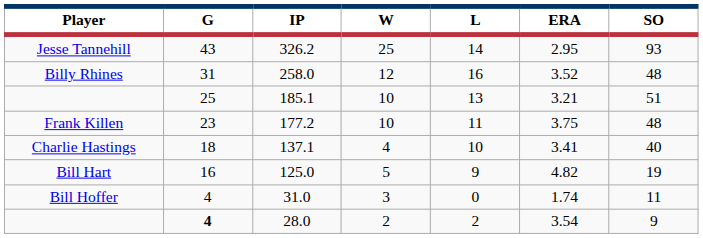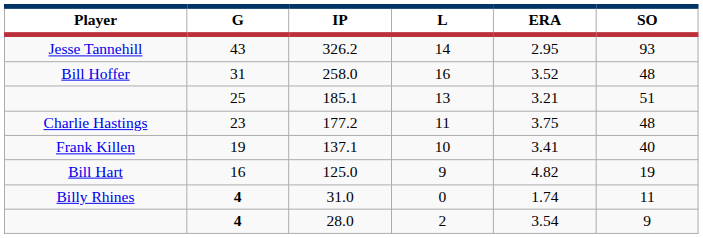- column: (386, 20)
(84, 73) Billy Rhines -> (95, 73) Bill Hoffer
(84, 123) Frank Killen -> (95, 123) Charlie Hastings
(84, 147) Charlie Hastings -> (95, 147) Frank Killen
(208, 147) 18 -> (238, 147) 19
(84, 196) Bill Hoffer -> (95, 196) Billy Rhines
(208, 196) normal -> (238, 196) bold
